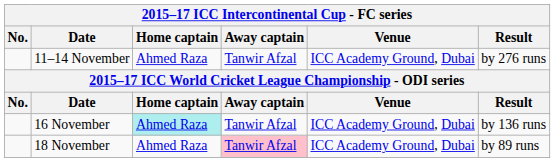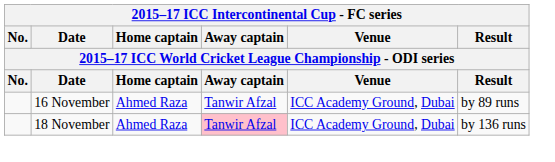- row: (82, 59)
(172, 124) paleturquoise background -> (152, 102) no background
(514, 124) by 136 runs -> (490, 102) by 89 runs
(510, 146) by 89 runs -> (493, 124) by 136 runs
